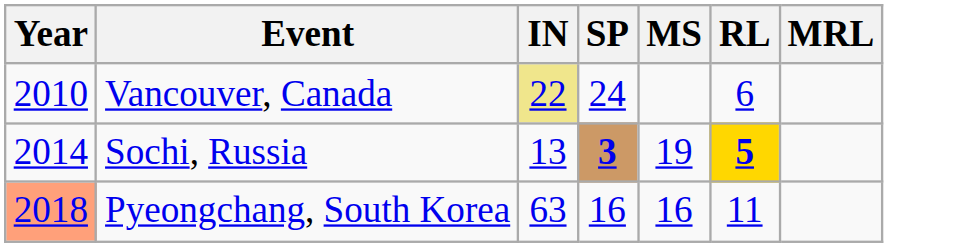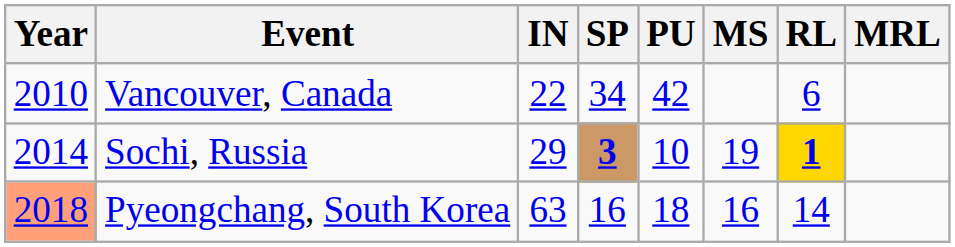+ column: (671, 33)
(548, 92) khaki background -> (548, 92) no background
(607, 92) 24 -> (607, 92) 34
(548, 151) 13 -> (548, 151) 29
(745, 151) 5 -> (811, 151) 1
(745, 210) 11 -> (811, 210) 14
